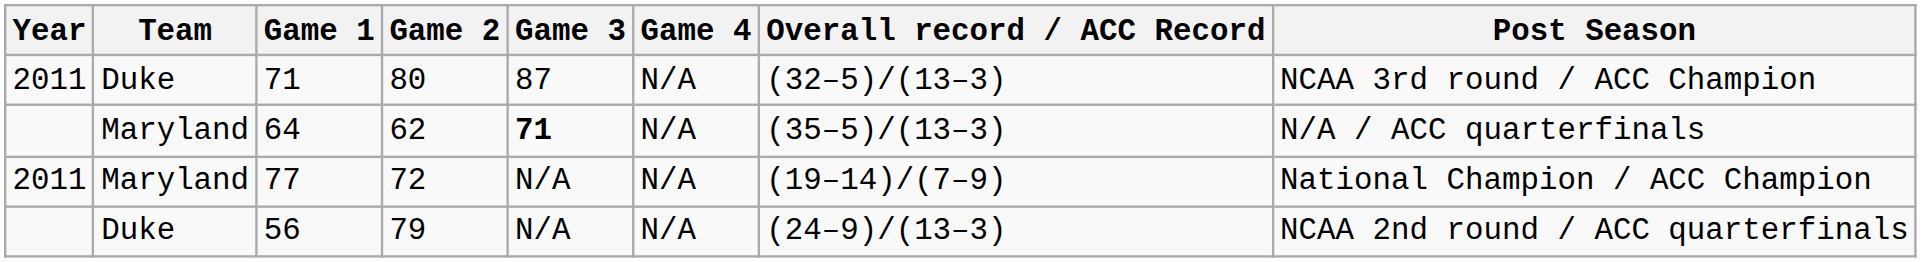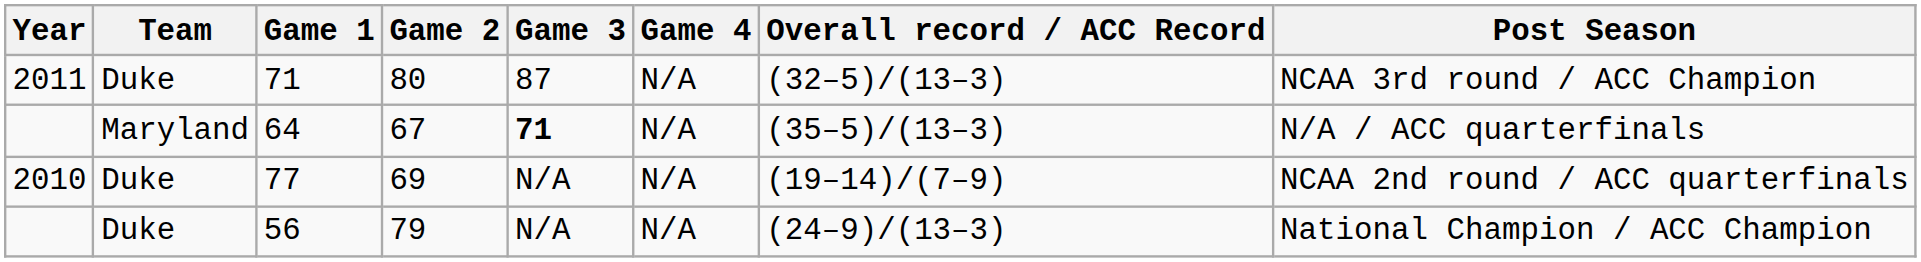(408, 131) 62 -> (408, 131) 67
(50, 181) 2011 -> (50, 181) 2010
(175, 181) Maryland -> (138, 181) Duke
(408, 181) 72 -> (408, 181) 69
(1576, 181) National Champion / ACC Champion -> (1594, 181) NCAA 2nd round / ACC quarterfinals
(1594, 231) NCAA 2nd round / ACC quarterfinals -> (1576, 231) National Champion / ACC Champion
